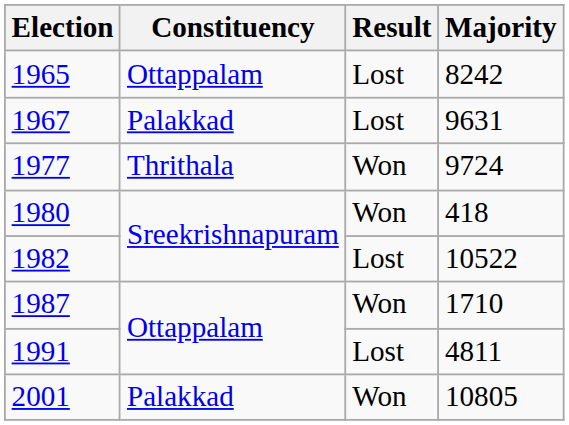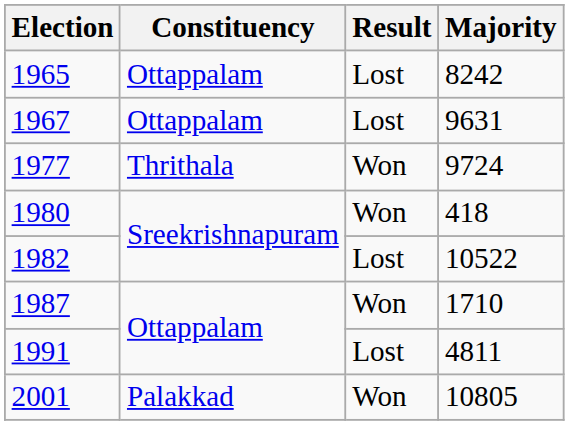(180, 119) Palakkad -> (195, 119) Ottappalam
